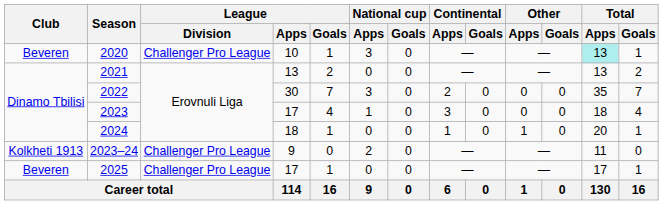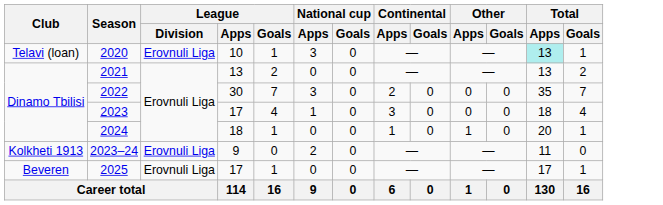(46, 53) Beveren -> (46, 53) Telavi (loan)
(207, 53) Challenger Pro League -> (179, 53) Erovnuli Liga
(207, 151) Challenger Pro League -> (179, 151) Erovnuli Liga
(207, 170) Challenger Pro League -> (179, 170) Erovnuli Liga
